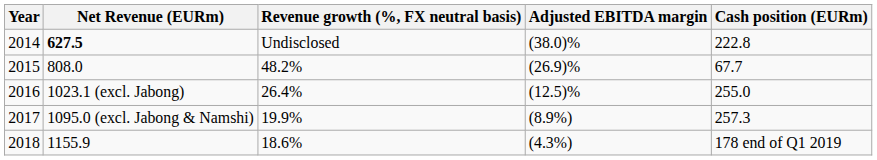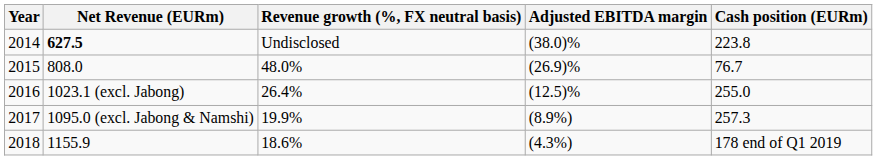(732, 42) 222.8 -> (732, 42) 223.8
(282, 67) 48.2% -> (282, 67) 48.0%
(729, 67) 67.7 -> (729, 67) 76.7
